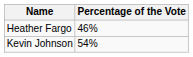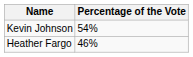rows swapped: (40, 44) <-> (39, 28)
